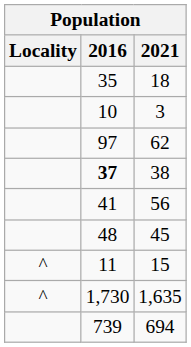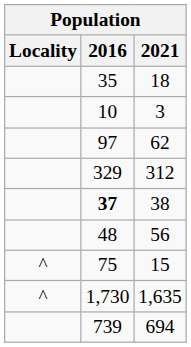+ row: (160, 173)
(108, 204) 41 -> (108, 234) 48
- row: (160, 234)
(108, 265) 11 -> (108, 265) 75
